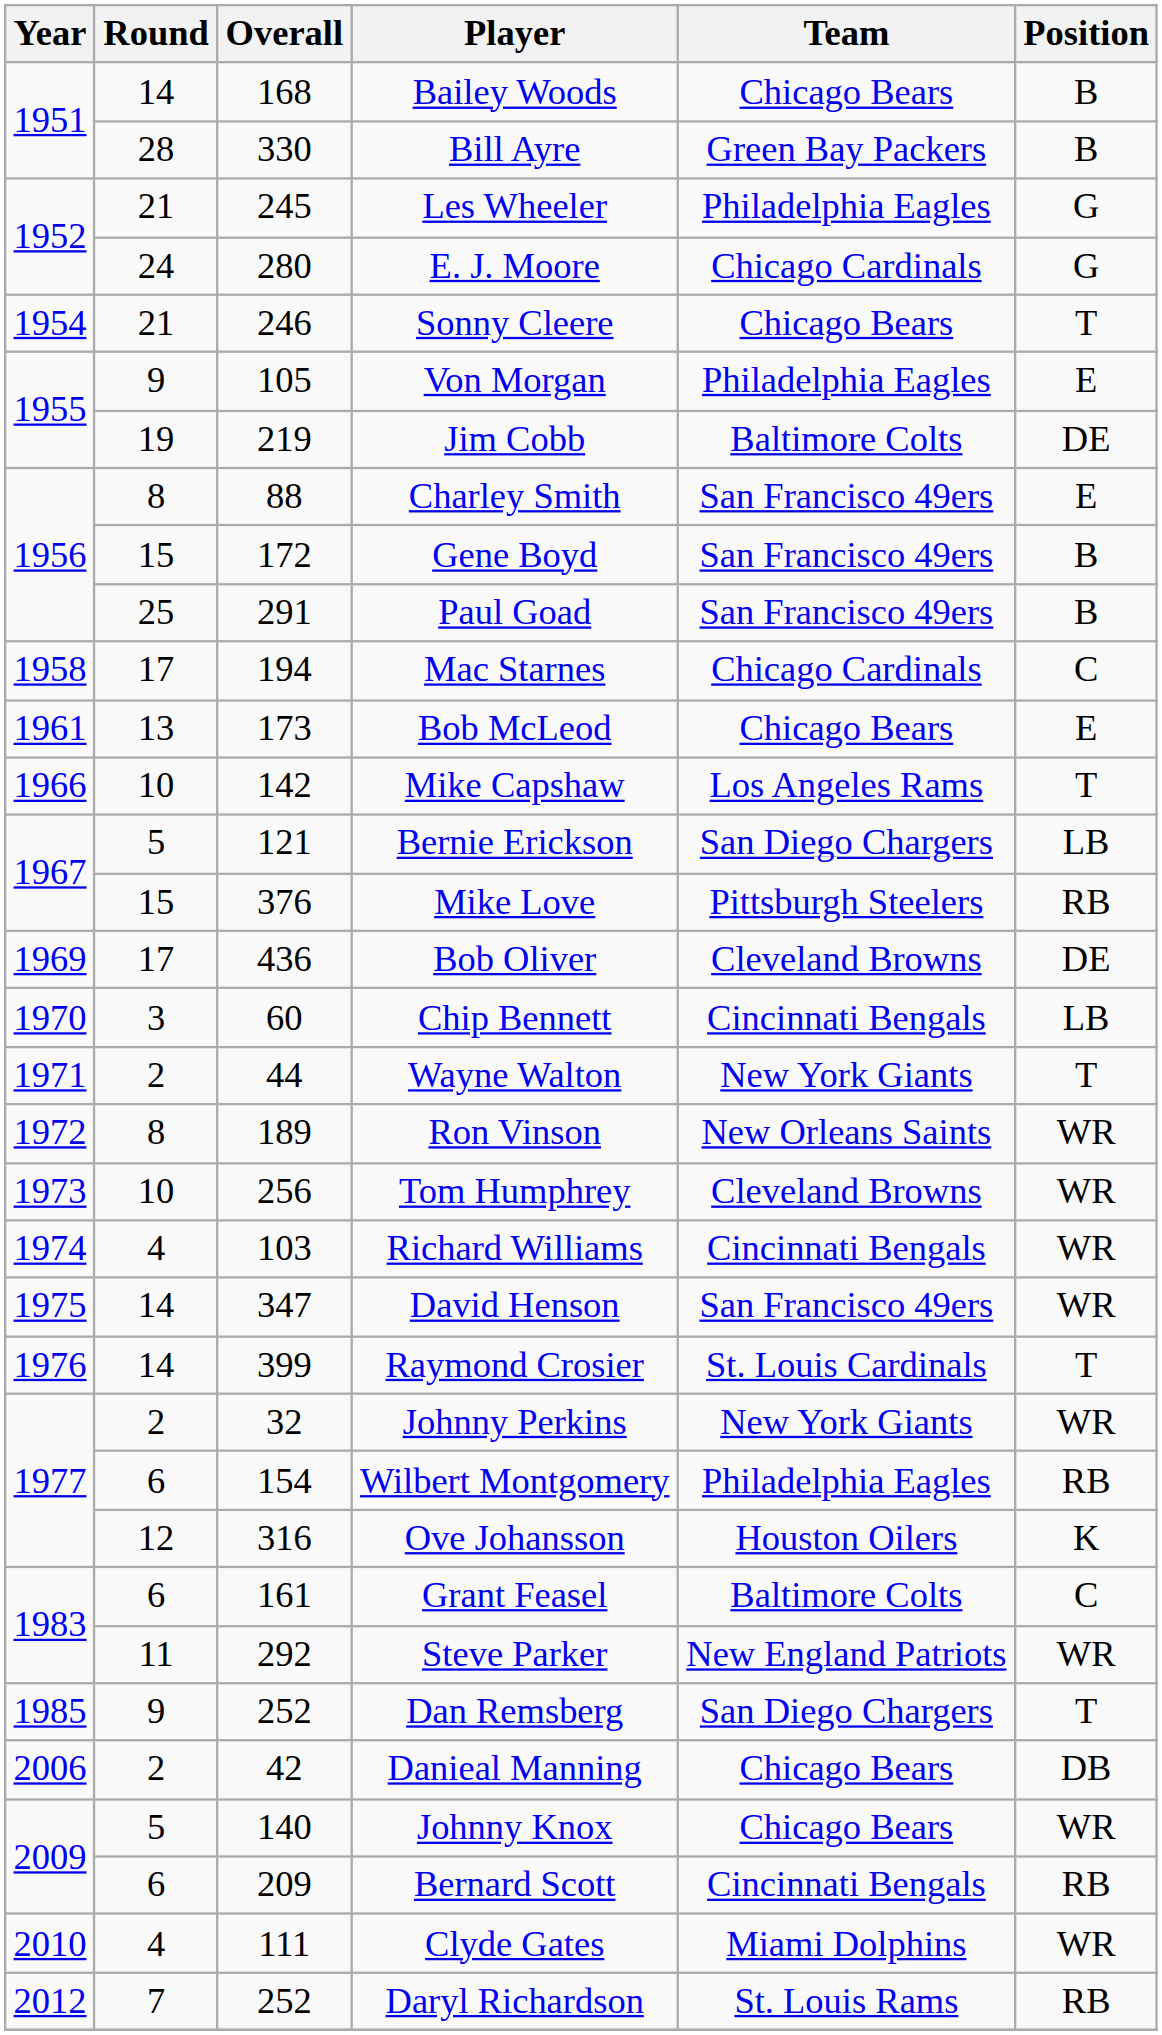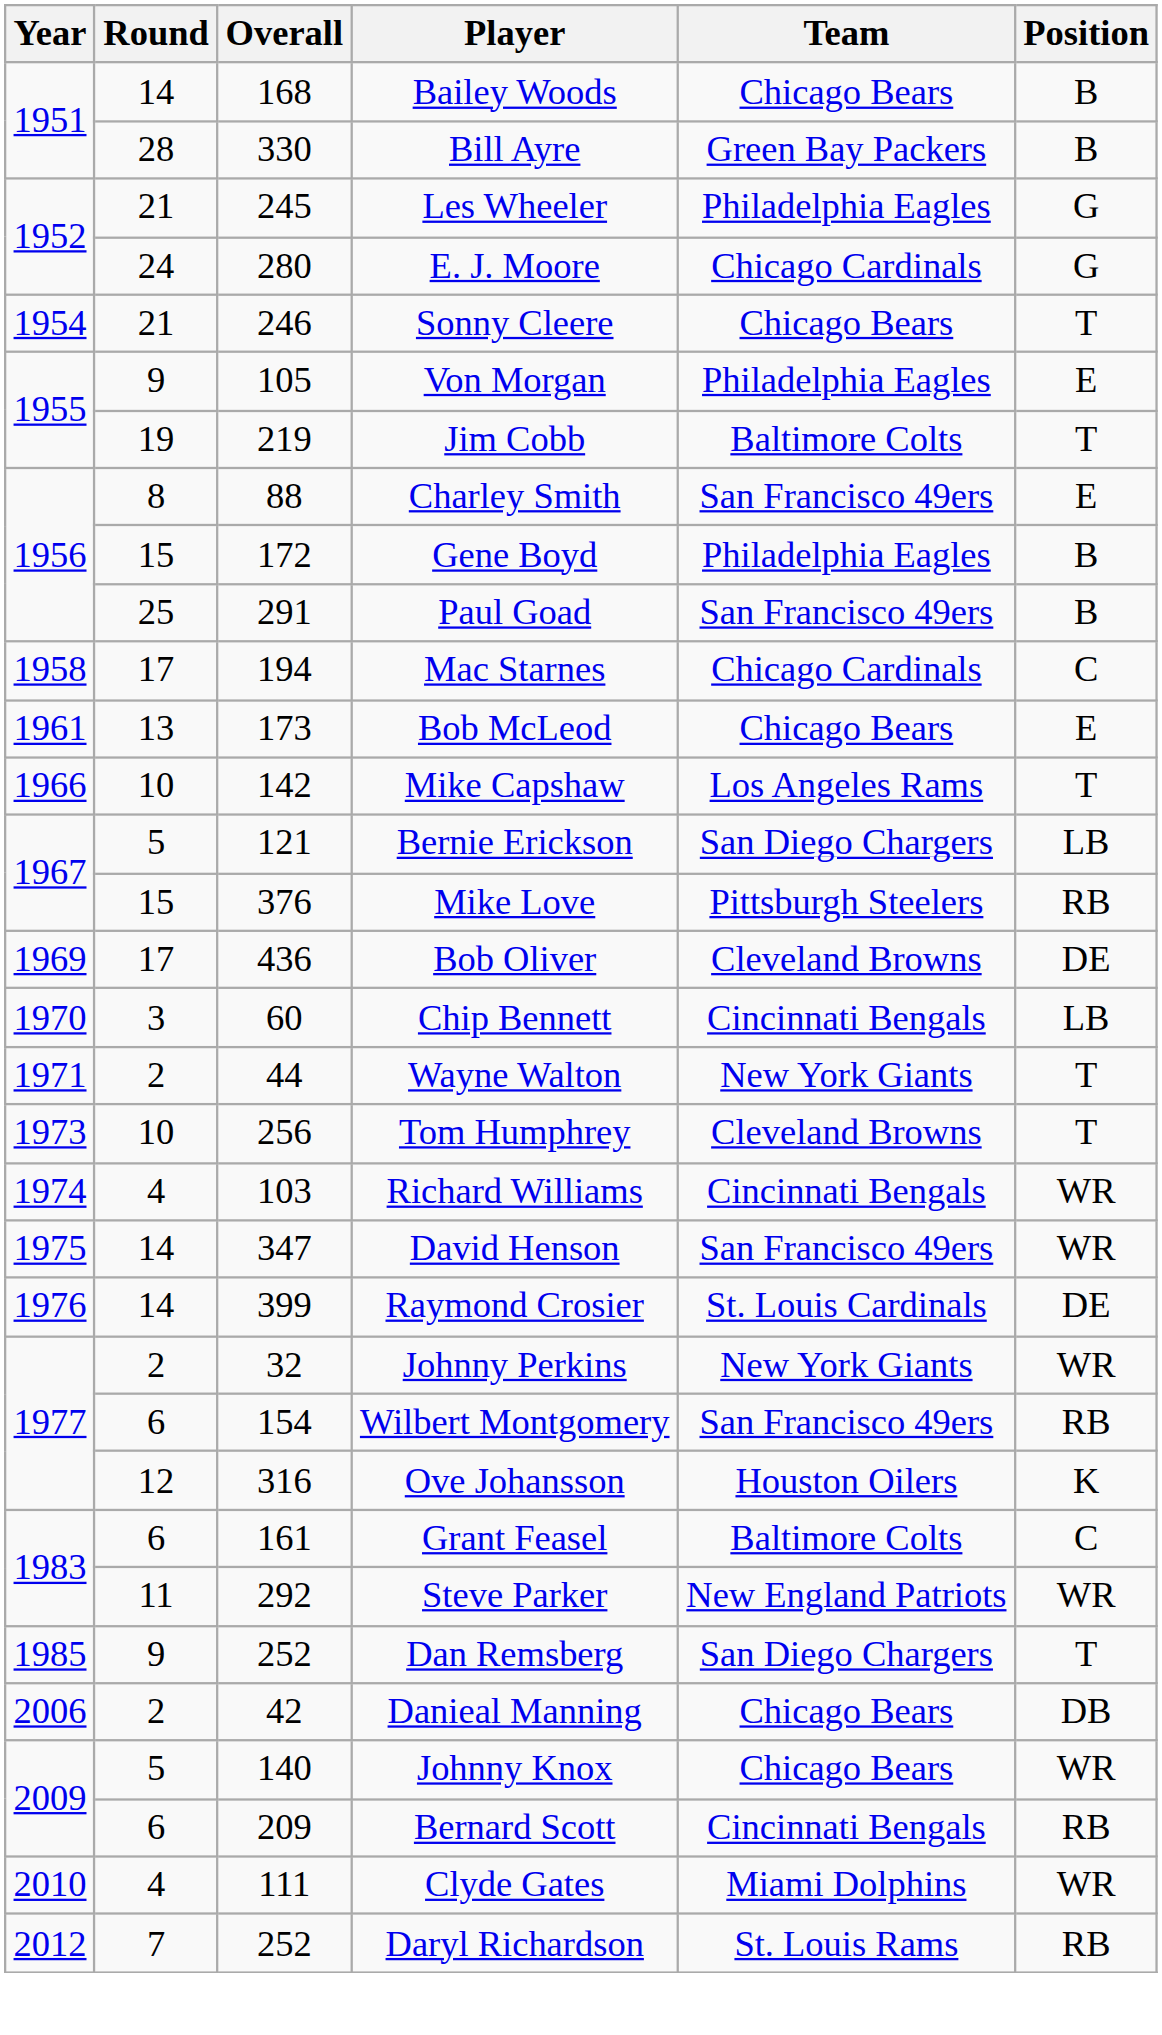(1086, 438) DE -> (1086, 438) T
(846, 554) San Francisco 49ers -> (846, 554) Philadelphia Eagles
- row: (515, 1132)
(1086, 1190) WR -> (1086, 1132) T
(1086, 1364) T -> (1086, 1306) DE
(846, 1479) Philadelphia Eagles -> (846, 1421) San Francisco 49ers
